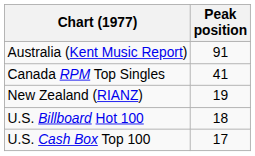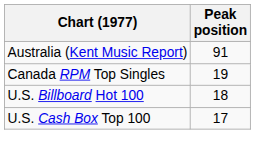(220, 74) 41 -> (220, 74) 19
- row: (75, 96)
